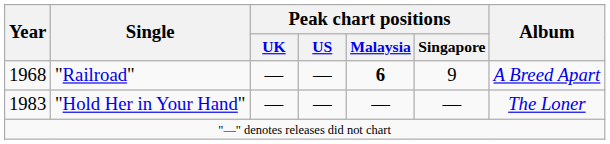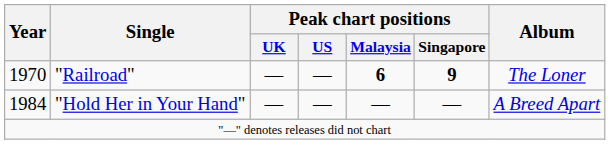(28, 75) 1968 -> (28, 75) 1970
(452, 75) normal -> (452, 75) bold
(547, 75) A Breed Apart -> (547, 75) The Loner
(28, 104) 1983 -> (28, 104) 1984
(547, 104) The Loner -> (547, 104) A Breed Apart
